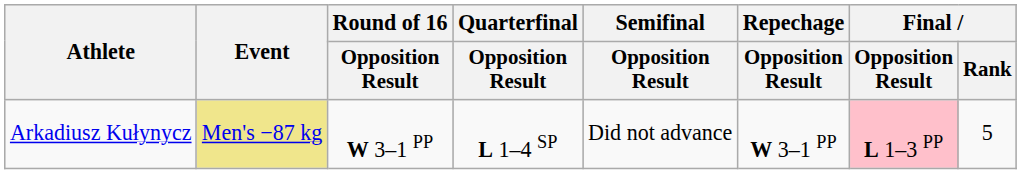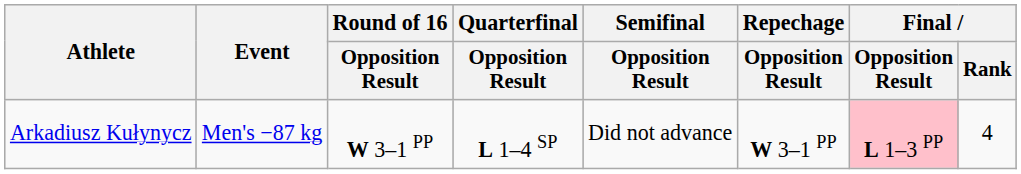(262, 134) khaki background -> (262, 134) no background
(987, 134) 5 -> (987, 134) 4
